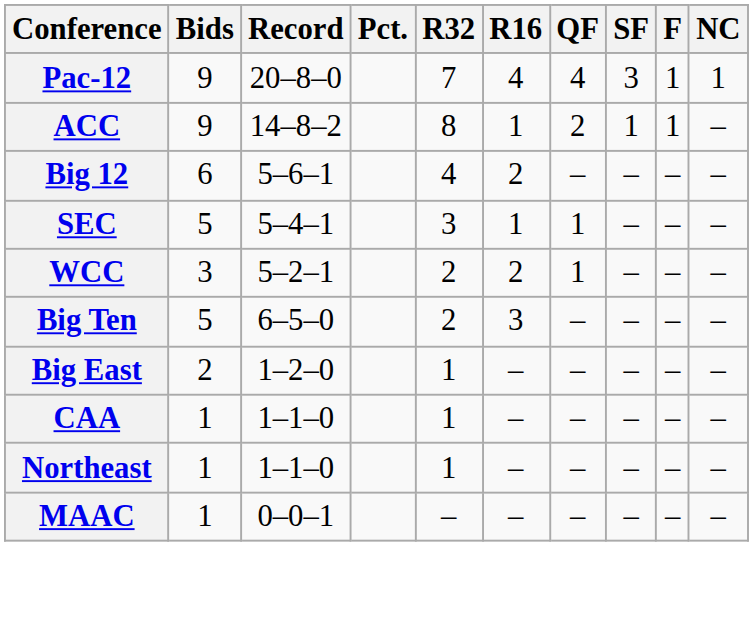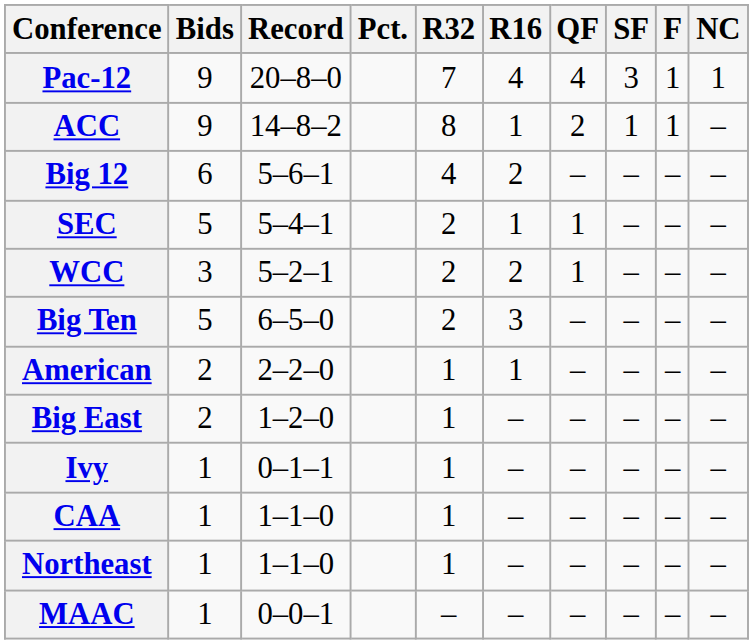(449, 223) 3 -> (449, 223) 2
+ row: (87, 369)
+ row: (87, 467)
